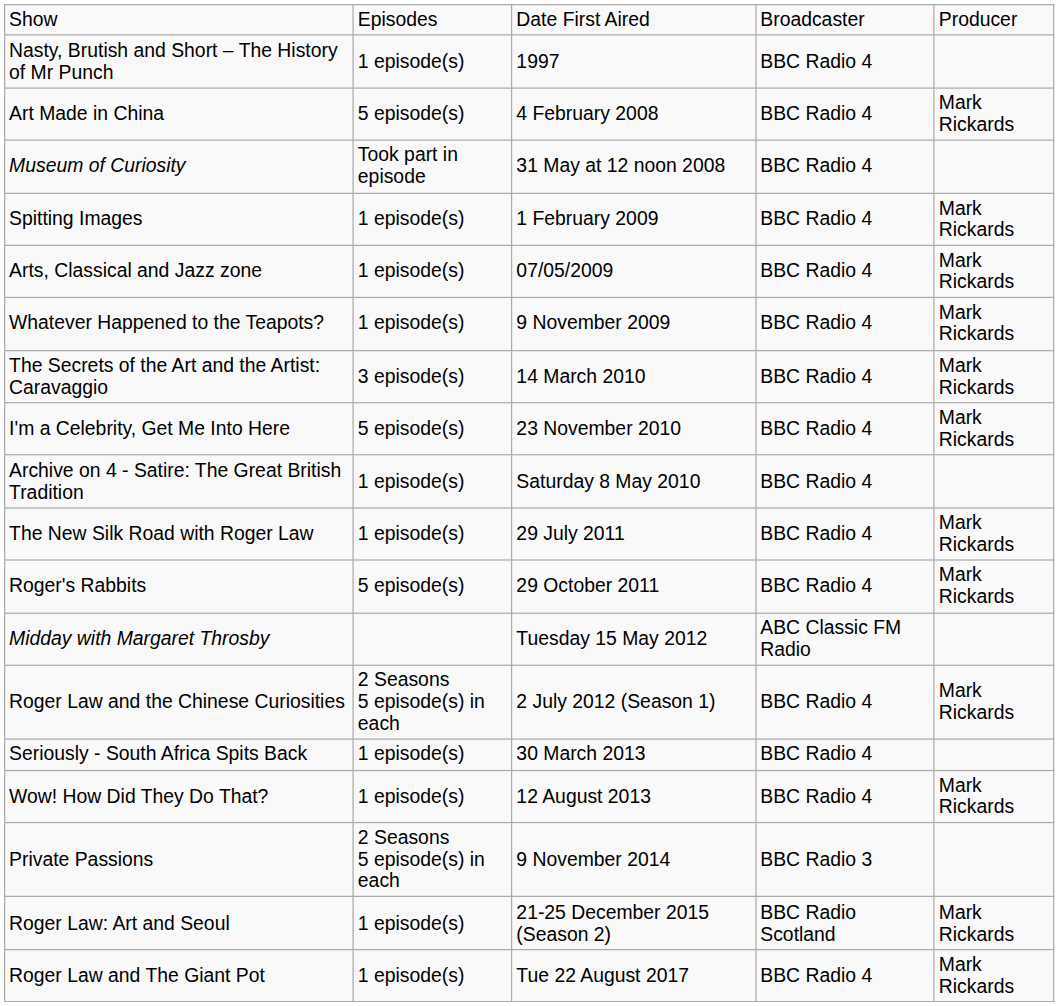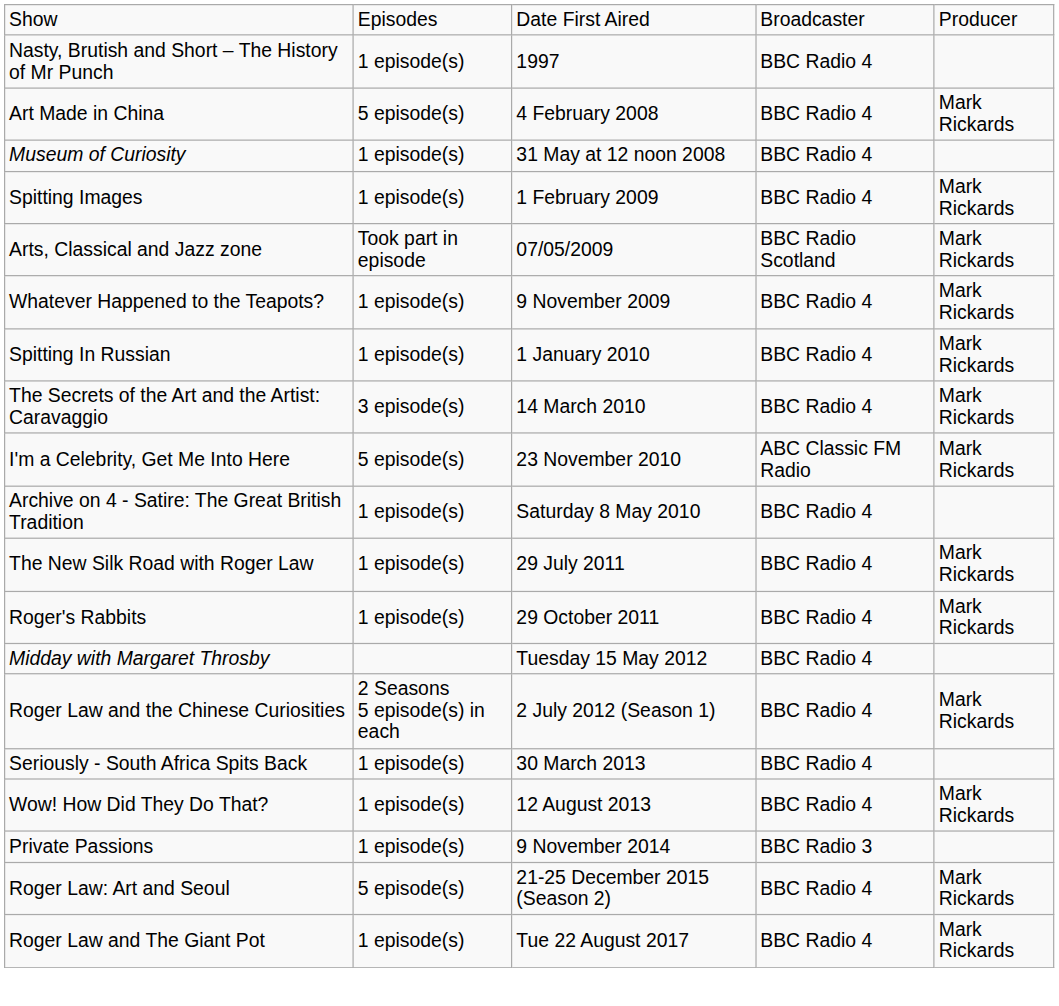(408, 166) Took part in episode -> (411, 155) 1 episode(s)
(411, 271) 1 episode(s) -> (408, 249) Took part in episode
(816, 271) BBC Radio 4 -> (808, 249) BBC Radio Scotland
+ row: (90, 354)
(816, 428) BBC Radio 4 -> (831, 459) ABC Classic FM Radio
(411, 586) 5 episode(s) -> (411, 616) 1 episode(s)
(831, 638) ABC Classic FM Radio -> (816, 658) BBC Radio 4
(421, 859) 2 Seasons 5 episode(s) in each -> (411, 846) 1 episode(s)
(411, 922) 1 episode(s) -> (411, 888) 5 episode(s)
(808, 922) BBC Radio Scotland -> (816, 888) BBC Radio 4
